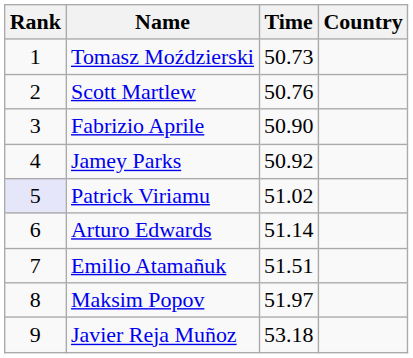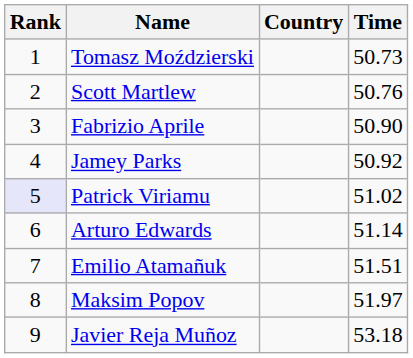columns swapped: (363, 21) <-> (289, 21)
